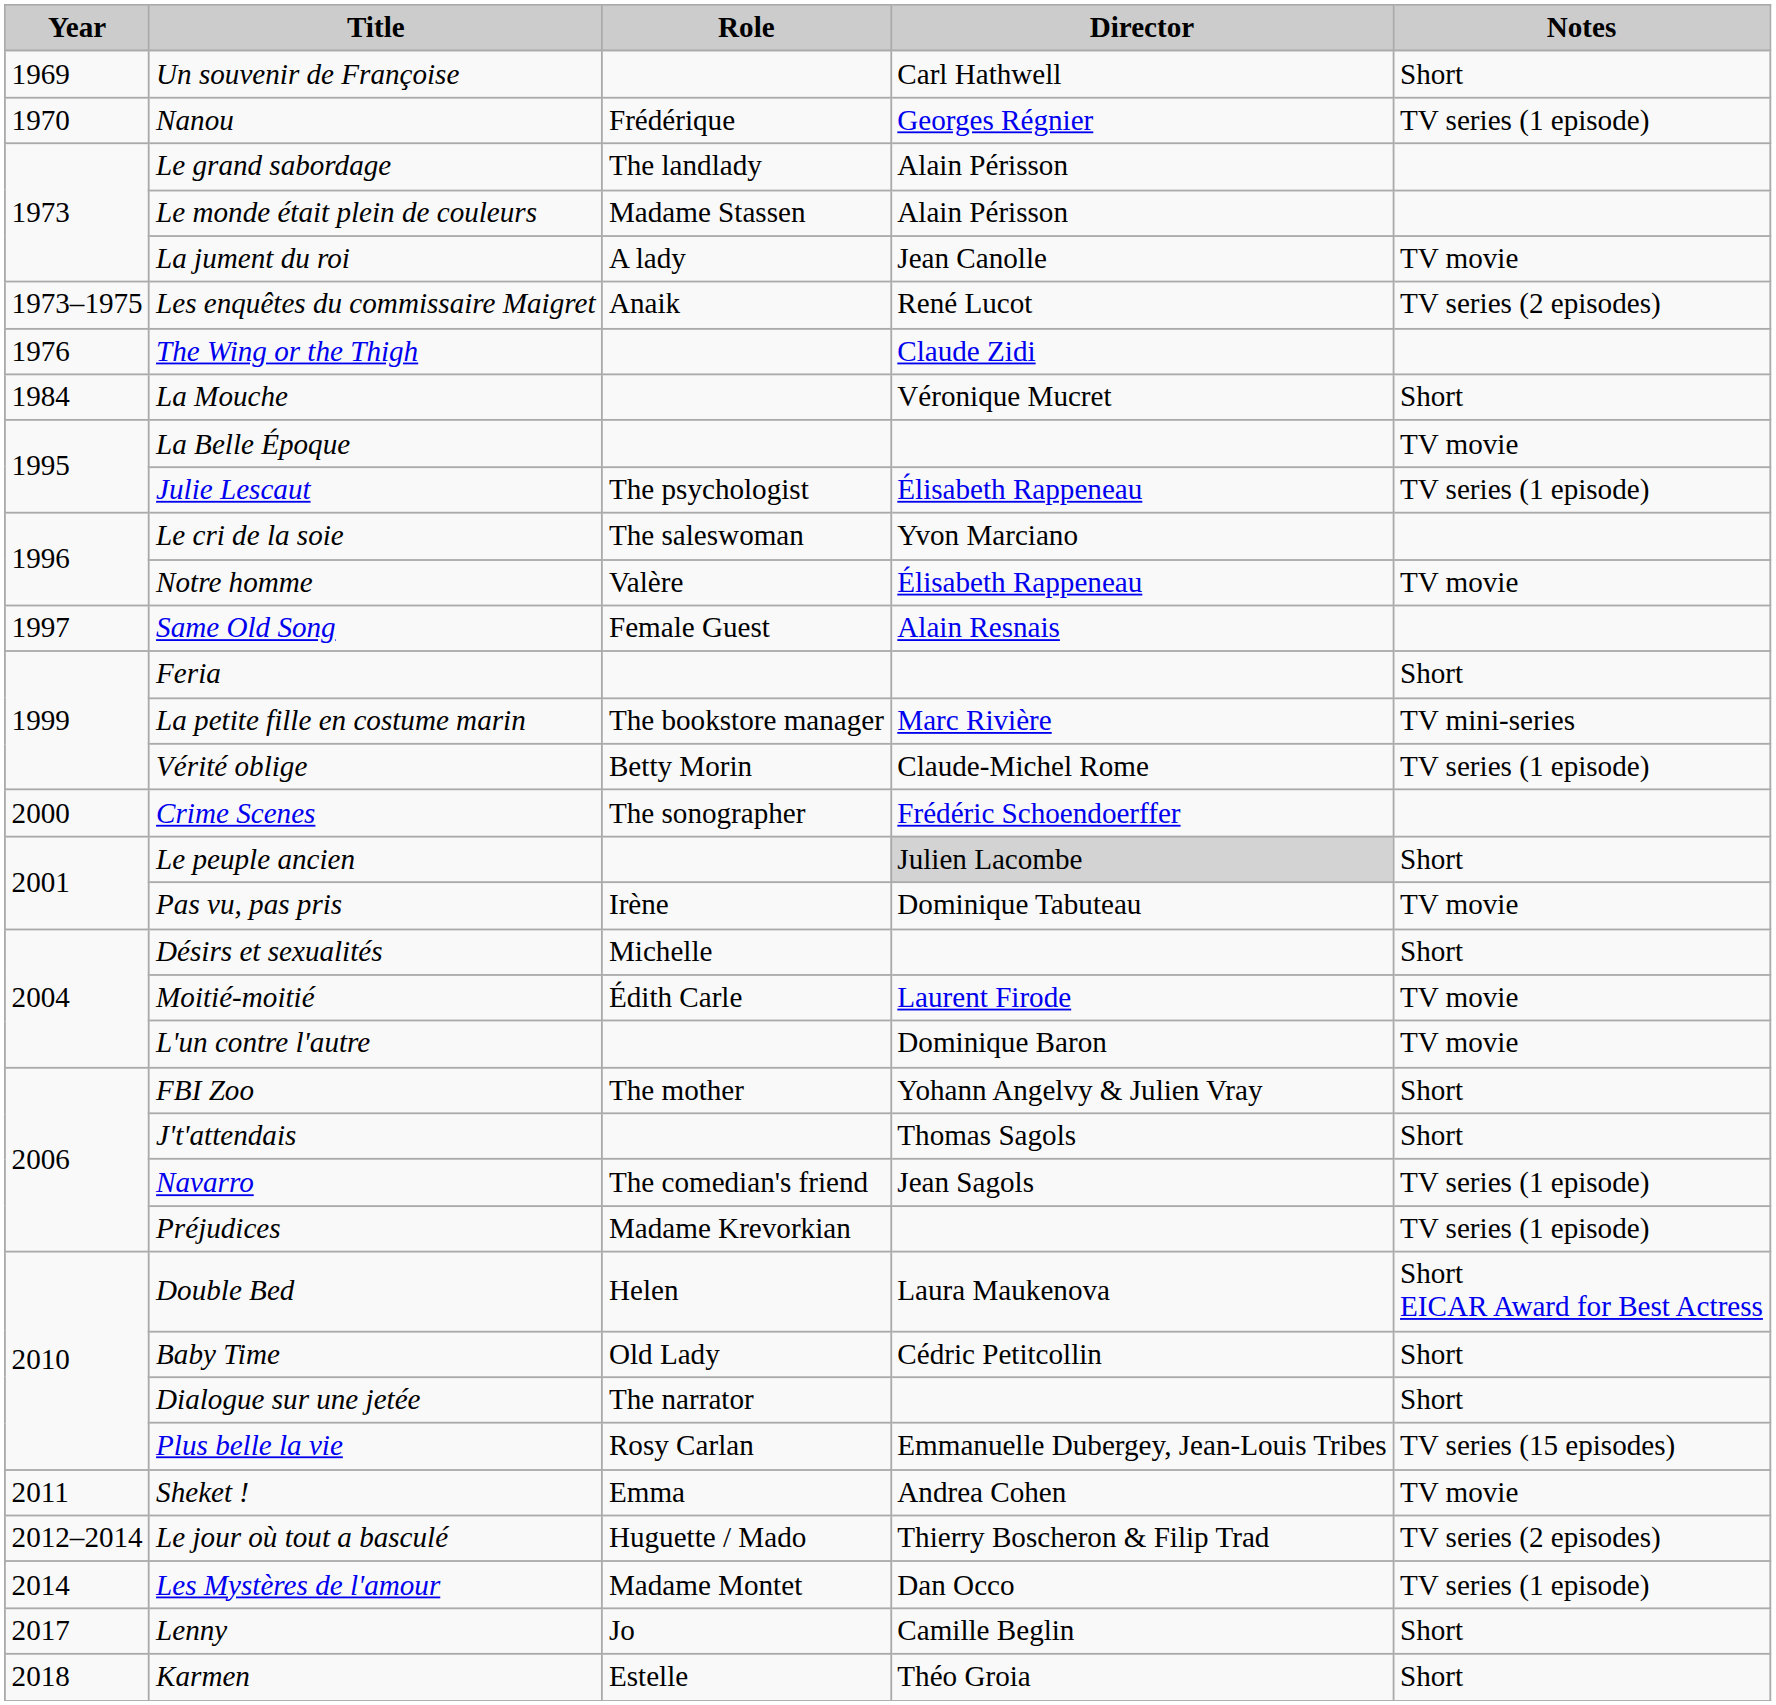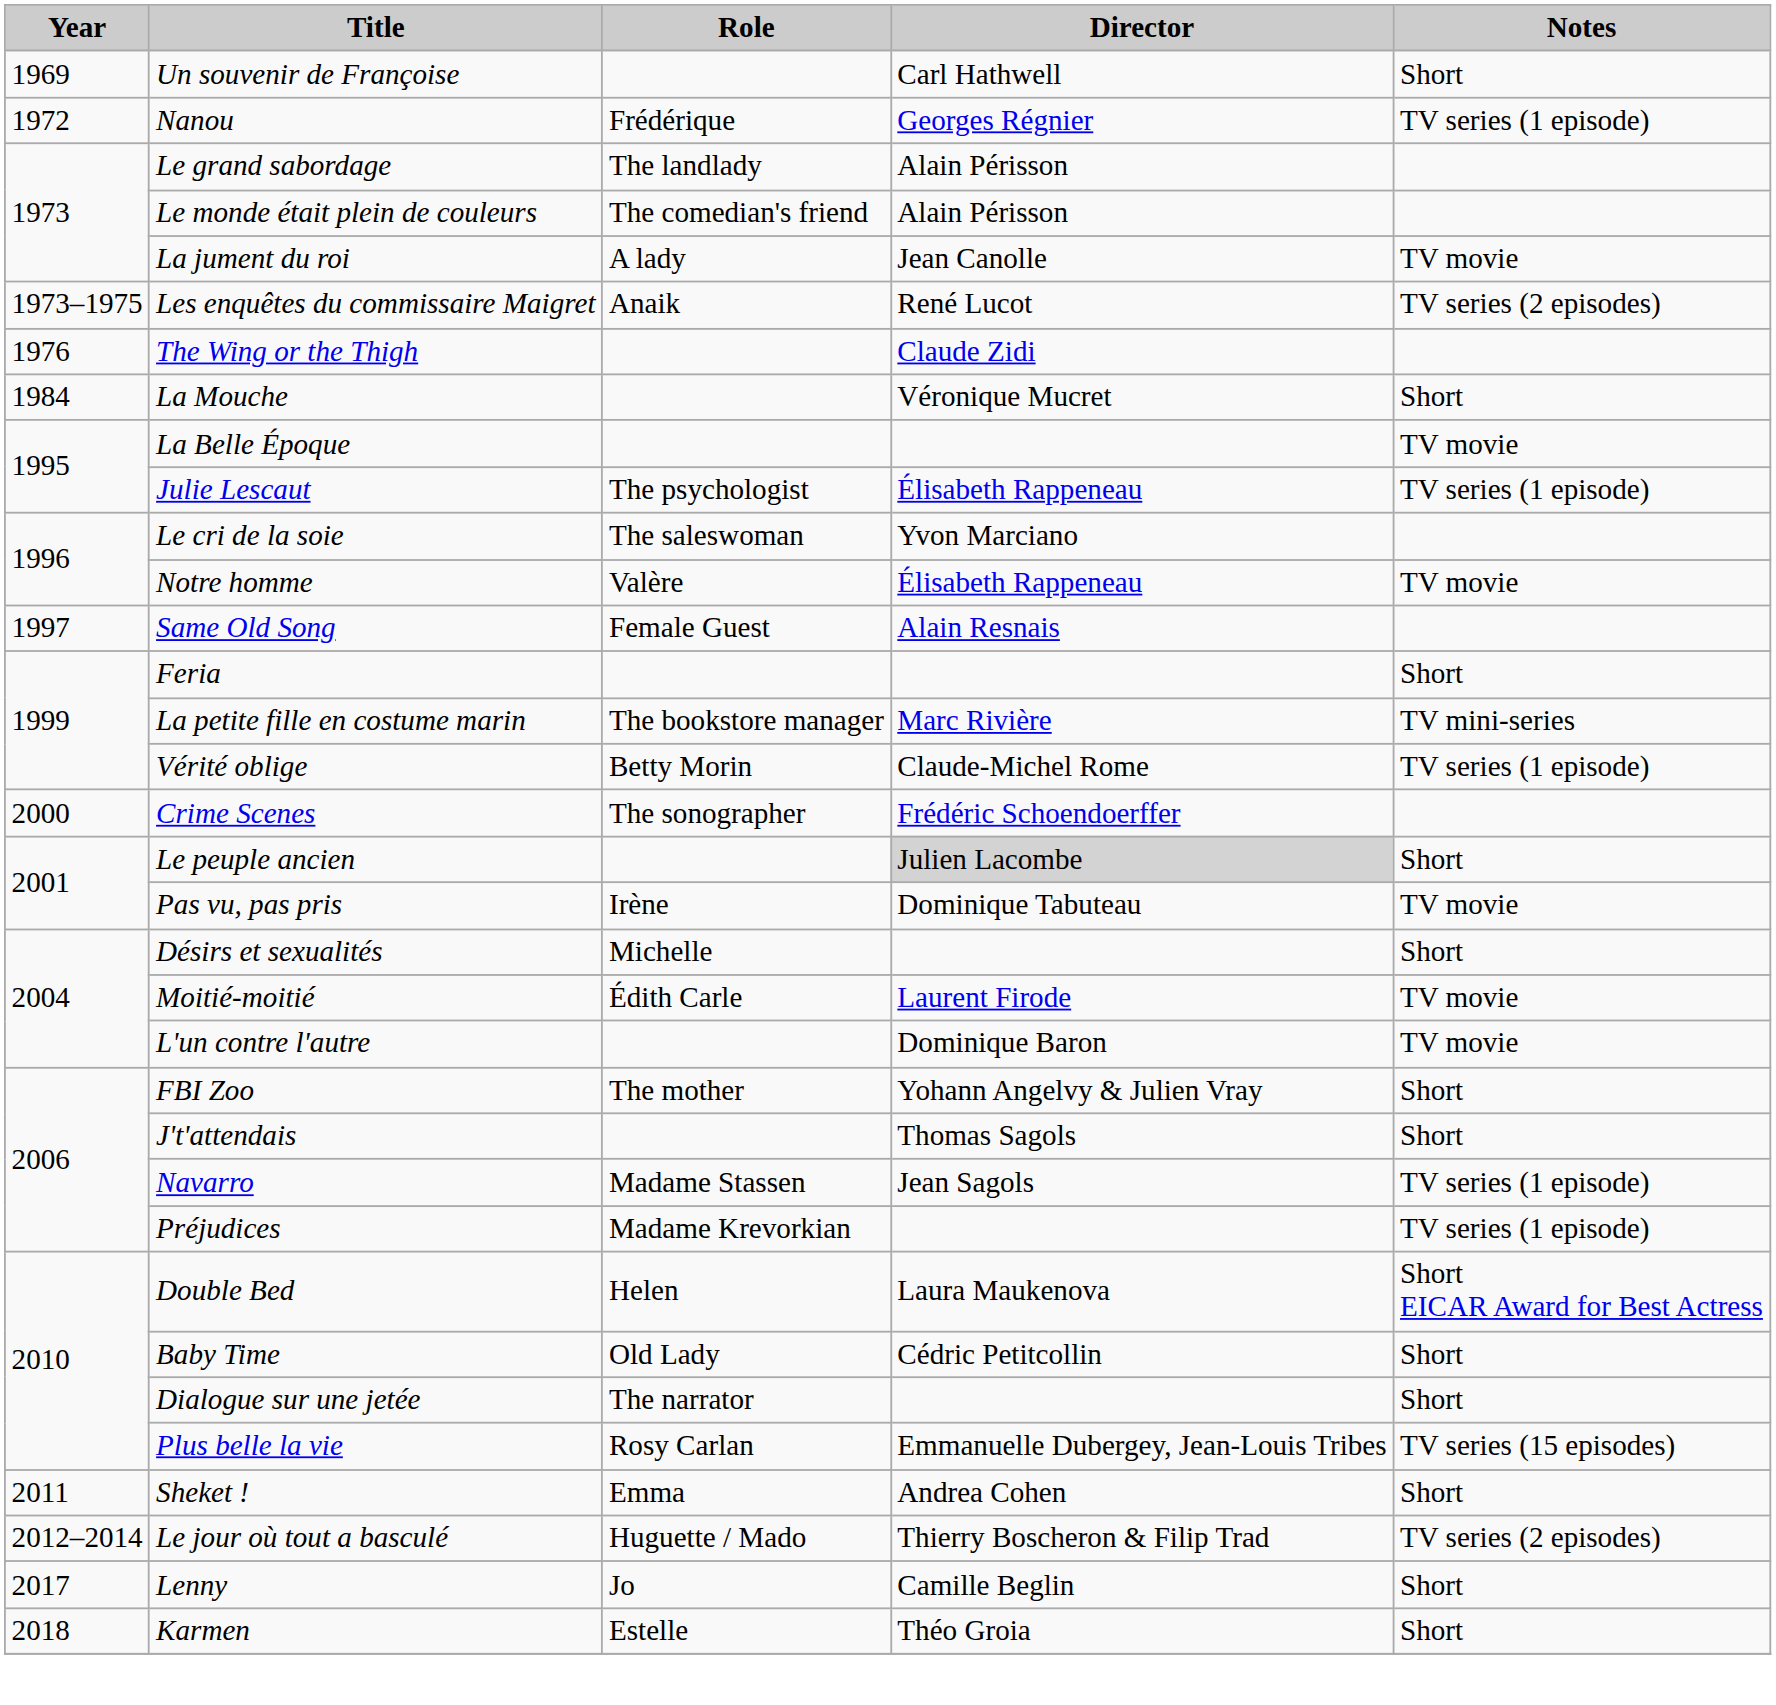(41, 119) 1970 -> (41, 119) 1972
(707, 212) Madame Stassen -> (739, 212) The comedian's friend
(739, 1182) The comedian's friend -> (707, 1182) Madame Stassen
(1459, 1492) TV movie -> (1432, 1492) Short
- row: (298, 1584)
